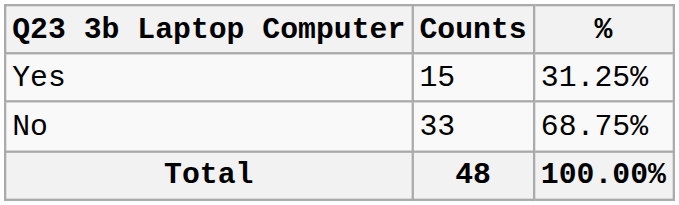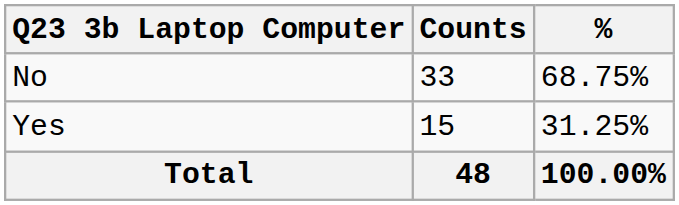rows swapped: (39, 78) <-> (30, 126)
